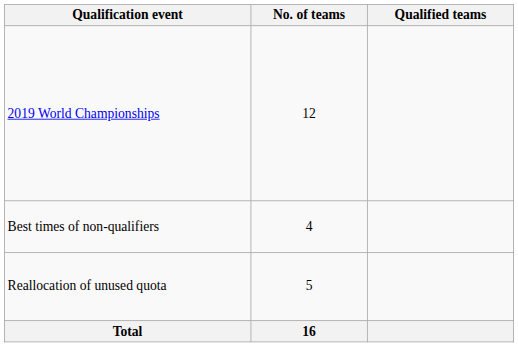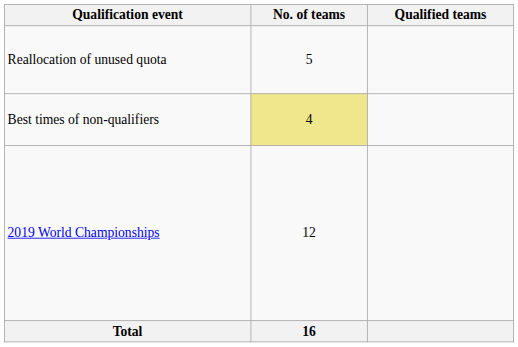rows swapped: (84, 113) <-> (87, 286)
(309, 226) no background -> (309, 119) khaki background
